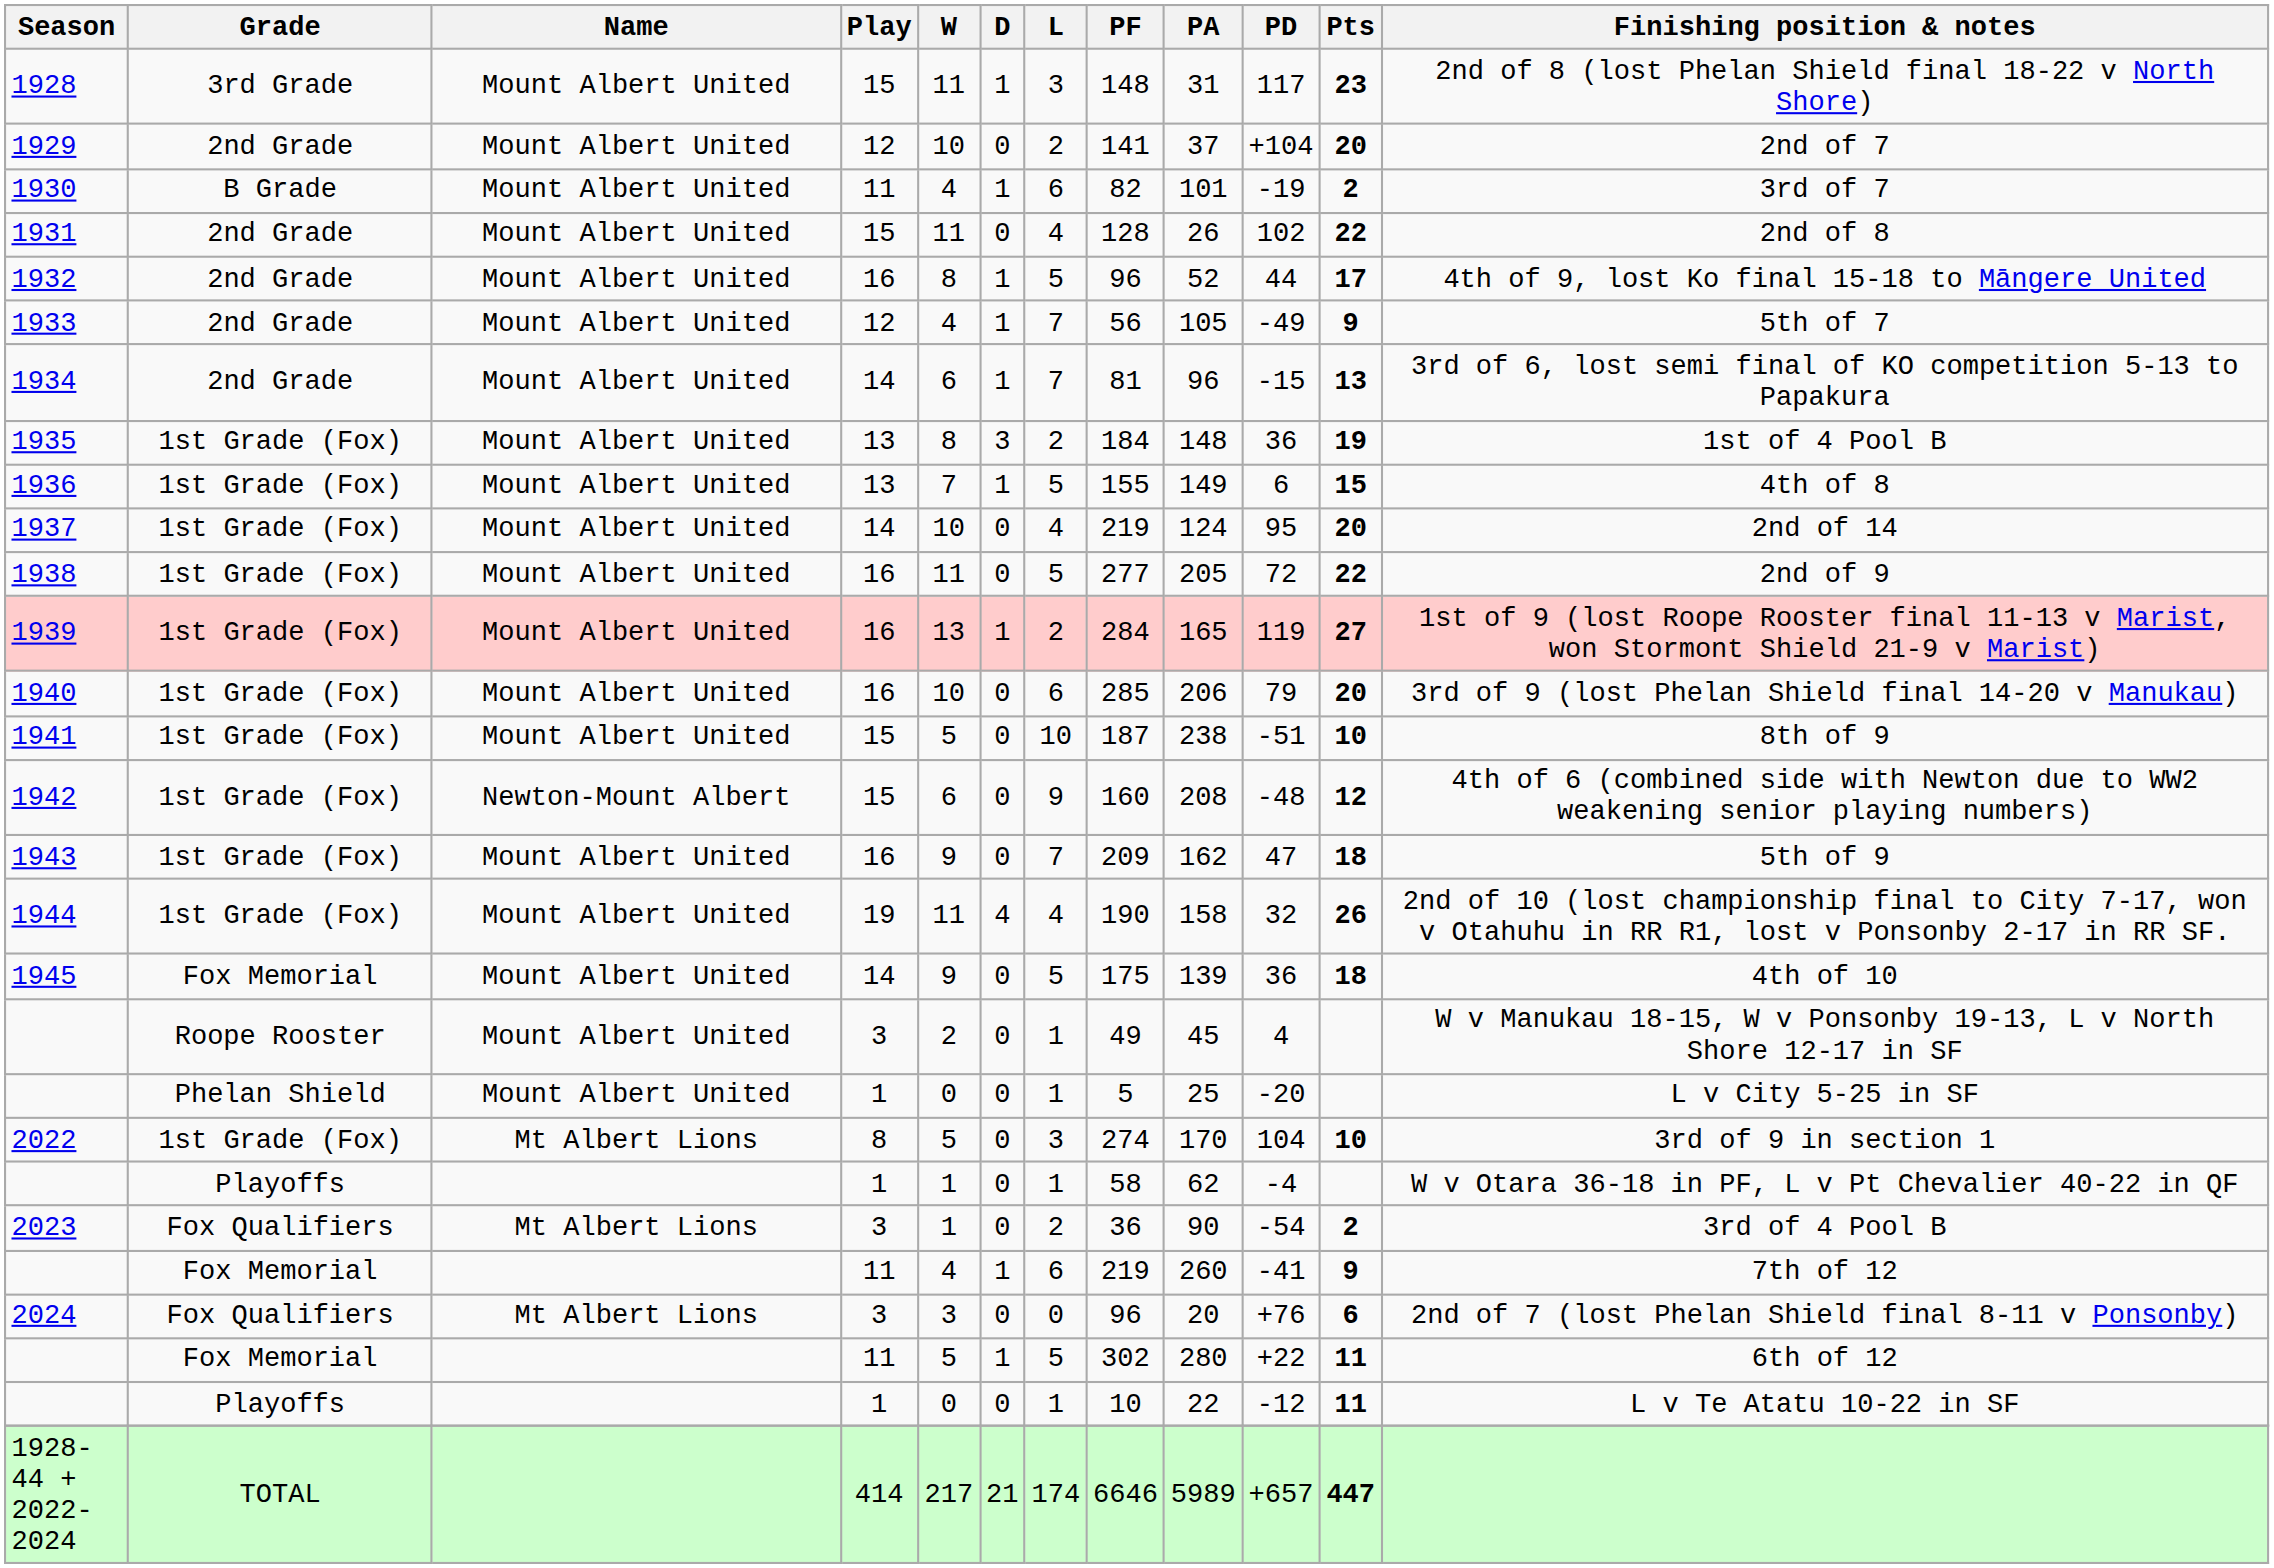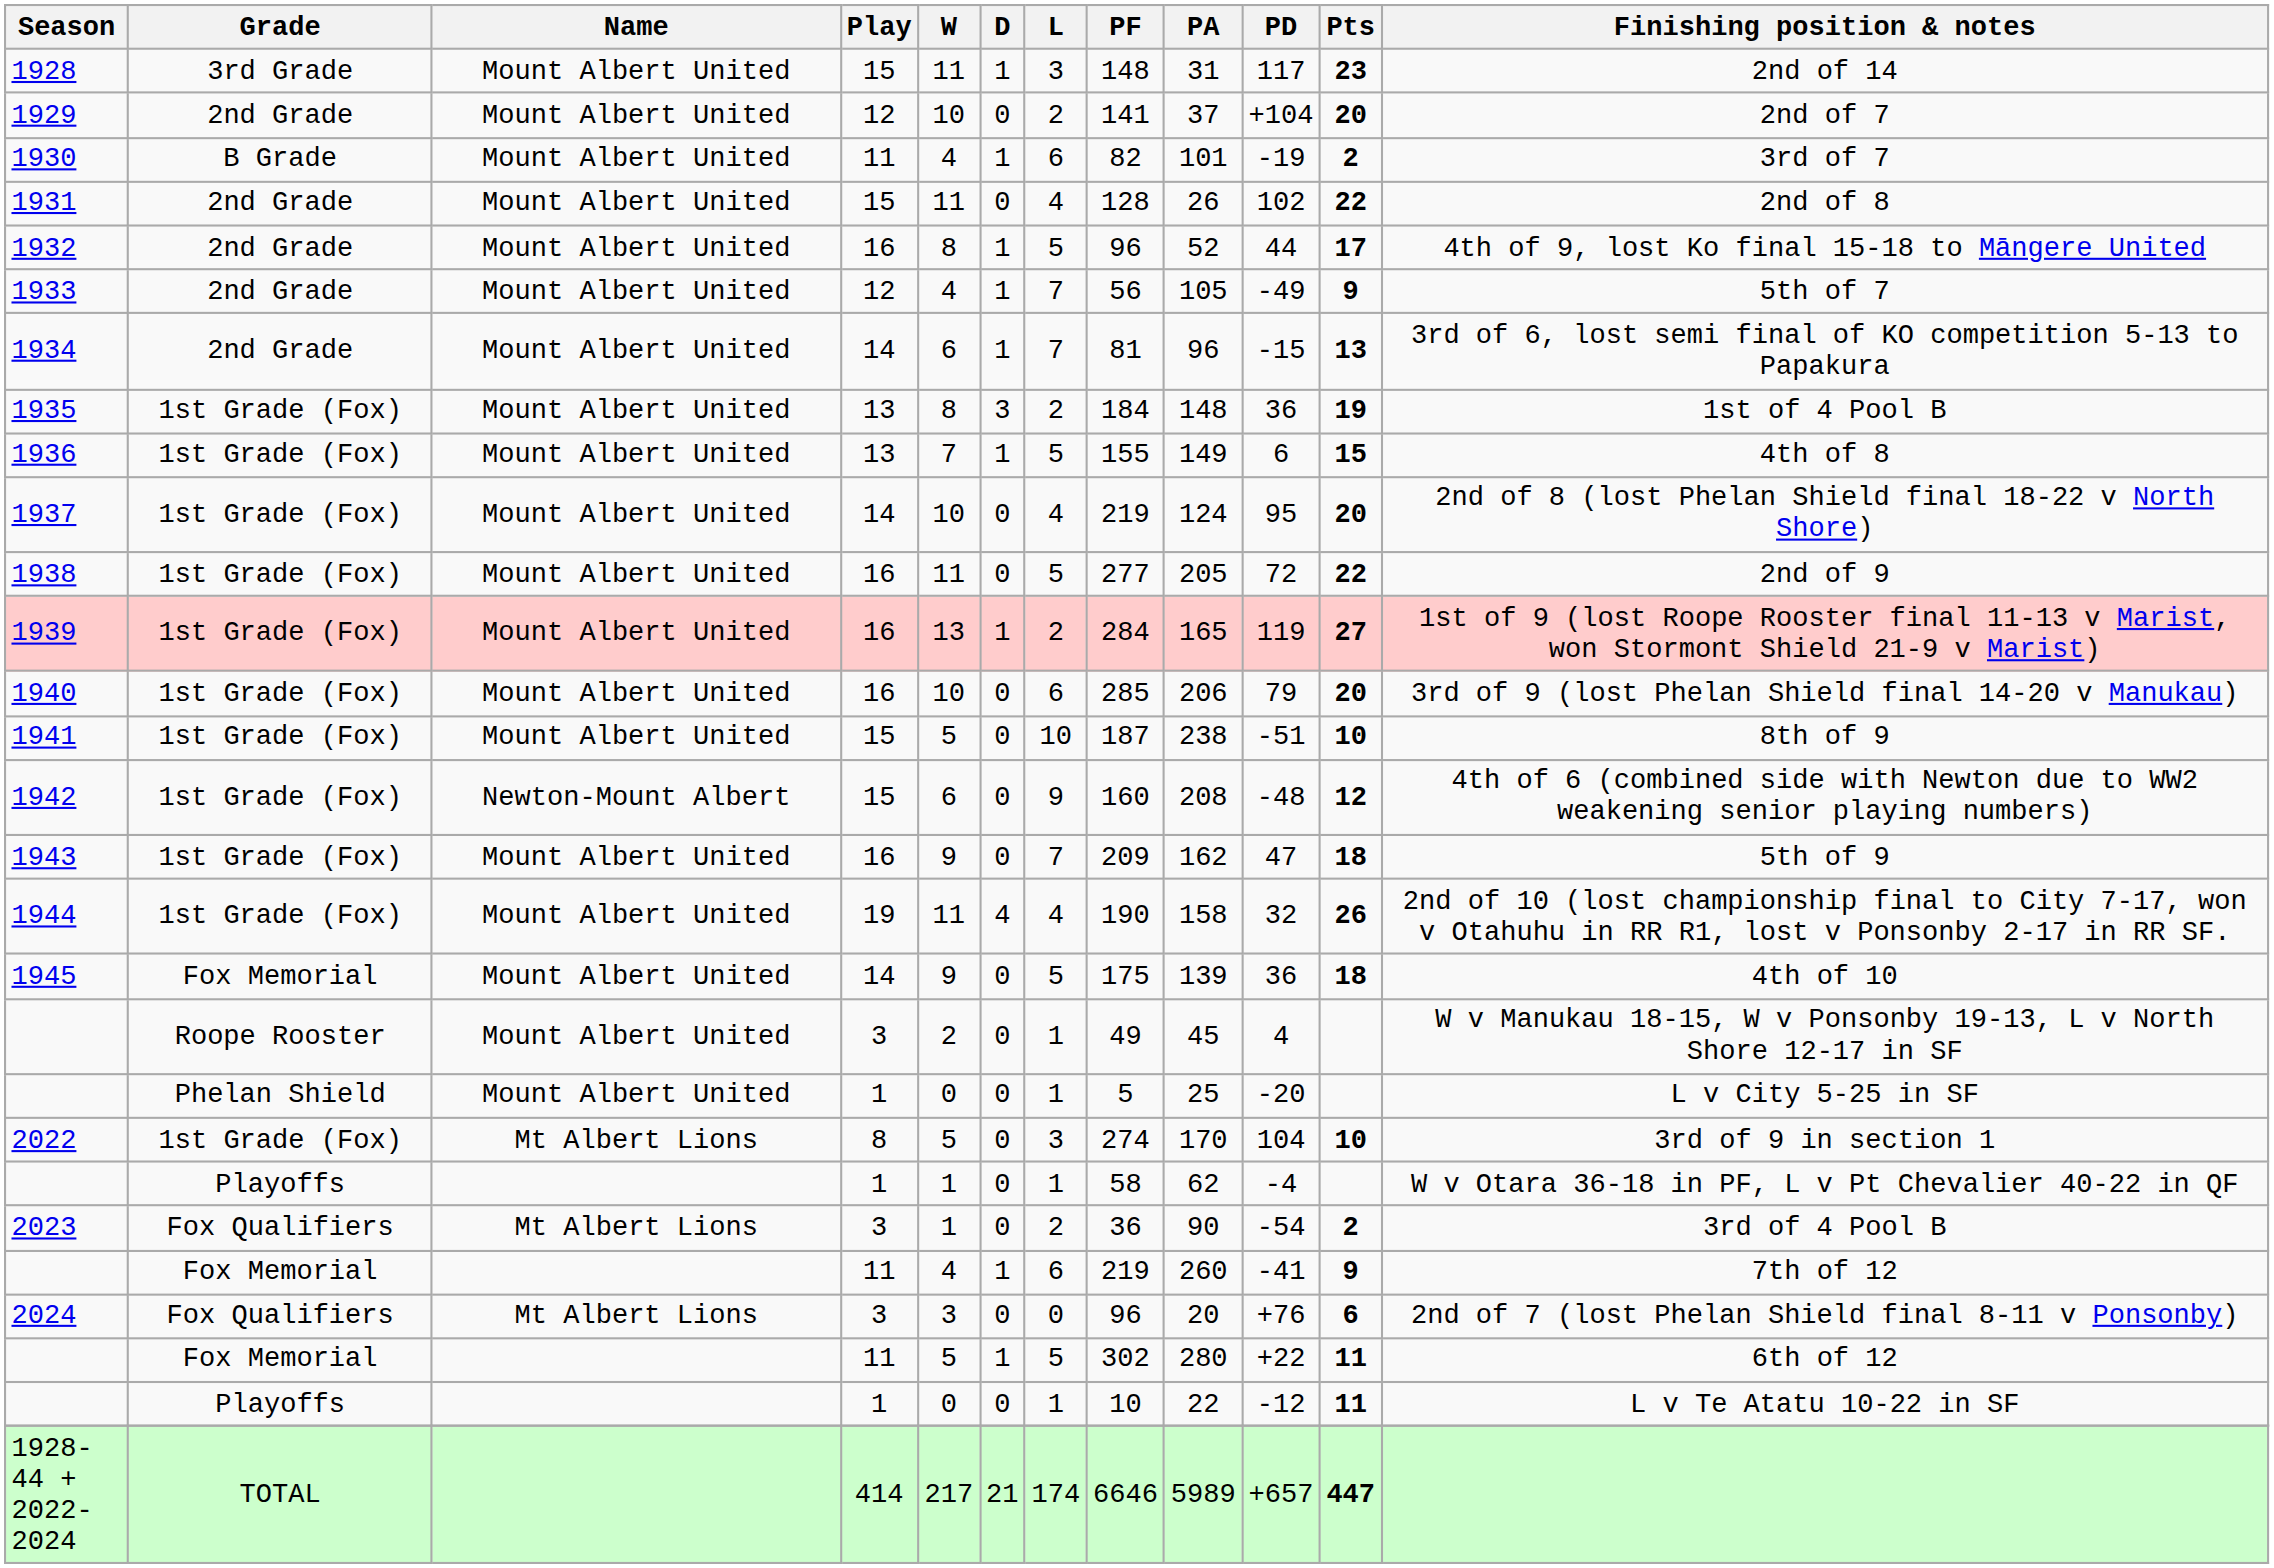(1825, 87) 2nd of 8 (lost Phelan Shield final 18-22 v North Shore) -> (1825, 71) 2nd of 14
(1825, 530) 2nd of 14 -> (1825, 515) 2nd of 8 (lost Phelan Shield final 18-22 v North Shore)
